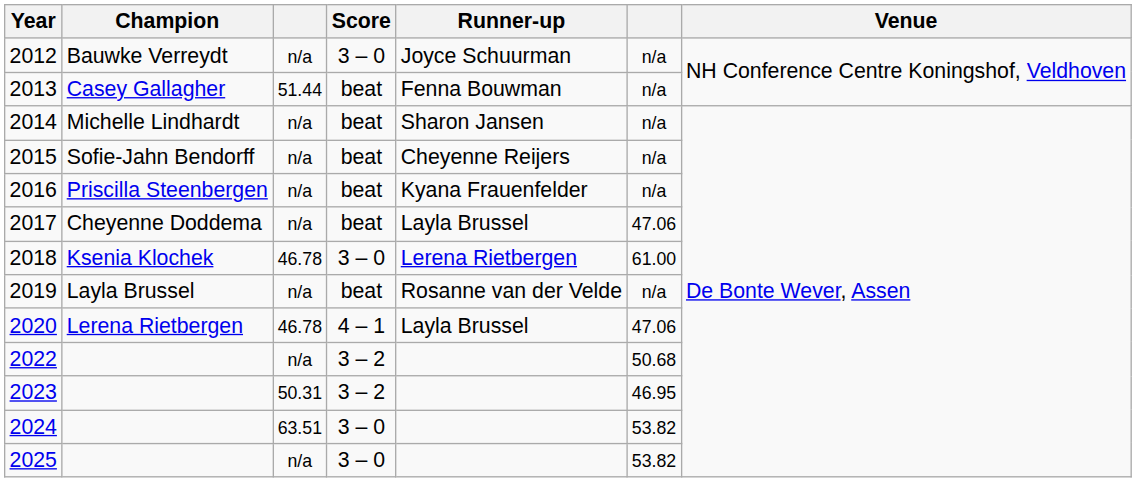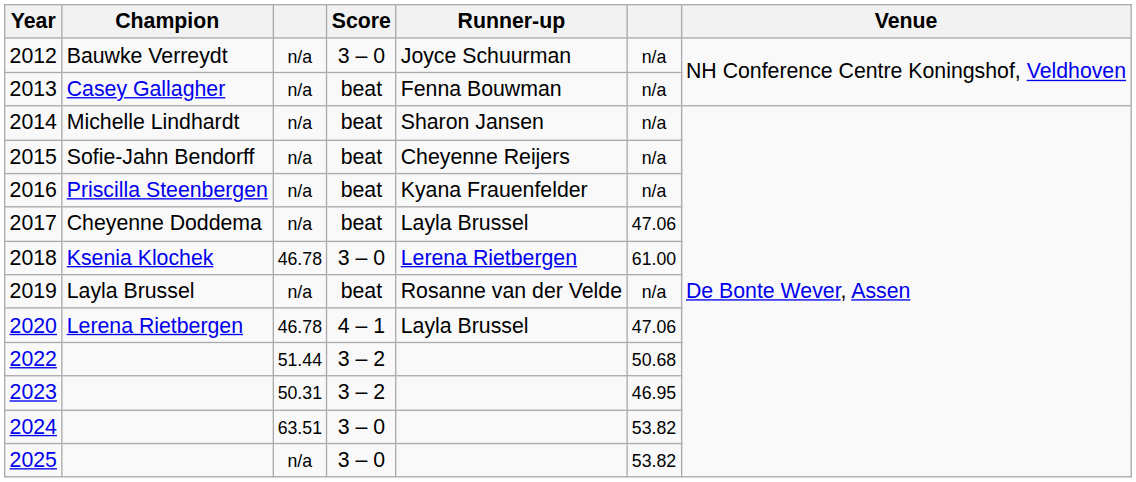(300, 90) 51.44 -> (300, 90) n/a
(300, 360) n/a -> (300, 360) 51.44
